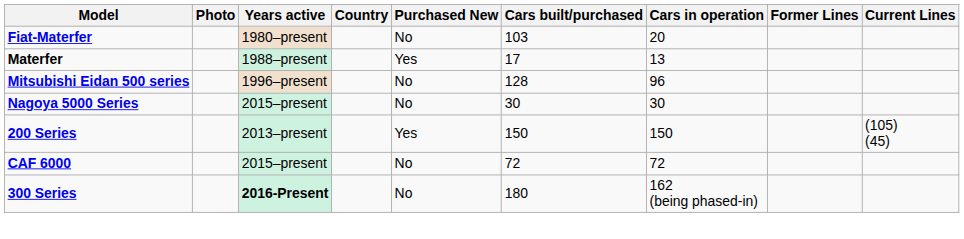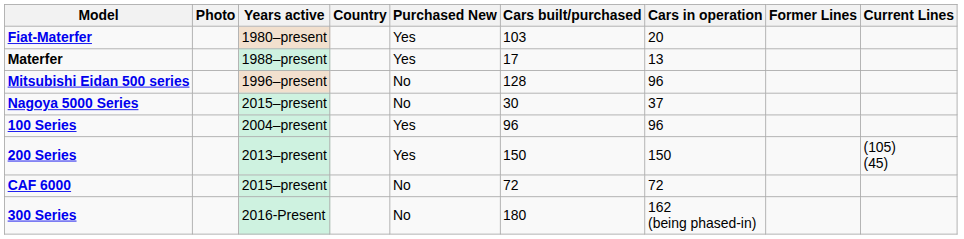(403, 37) No -> (404, 37) Yes
(657, 103) 30 -> (656, 103) 37
+ row: (42, 125)
(285, 193) bold -> (284, 215) normal
